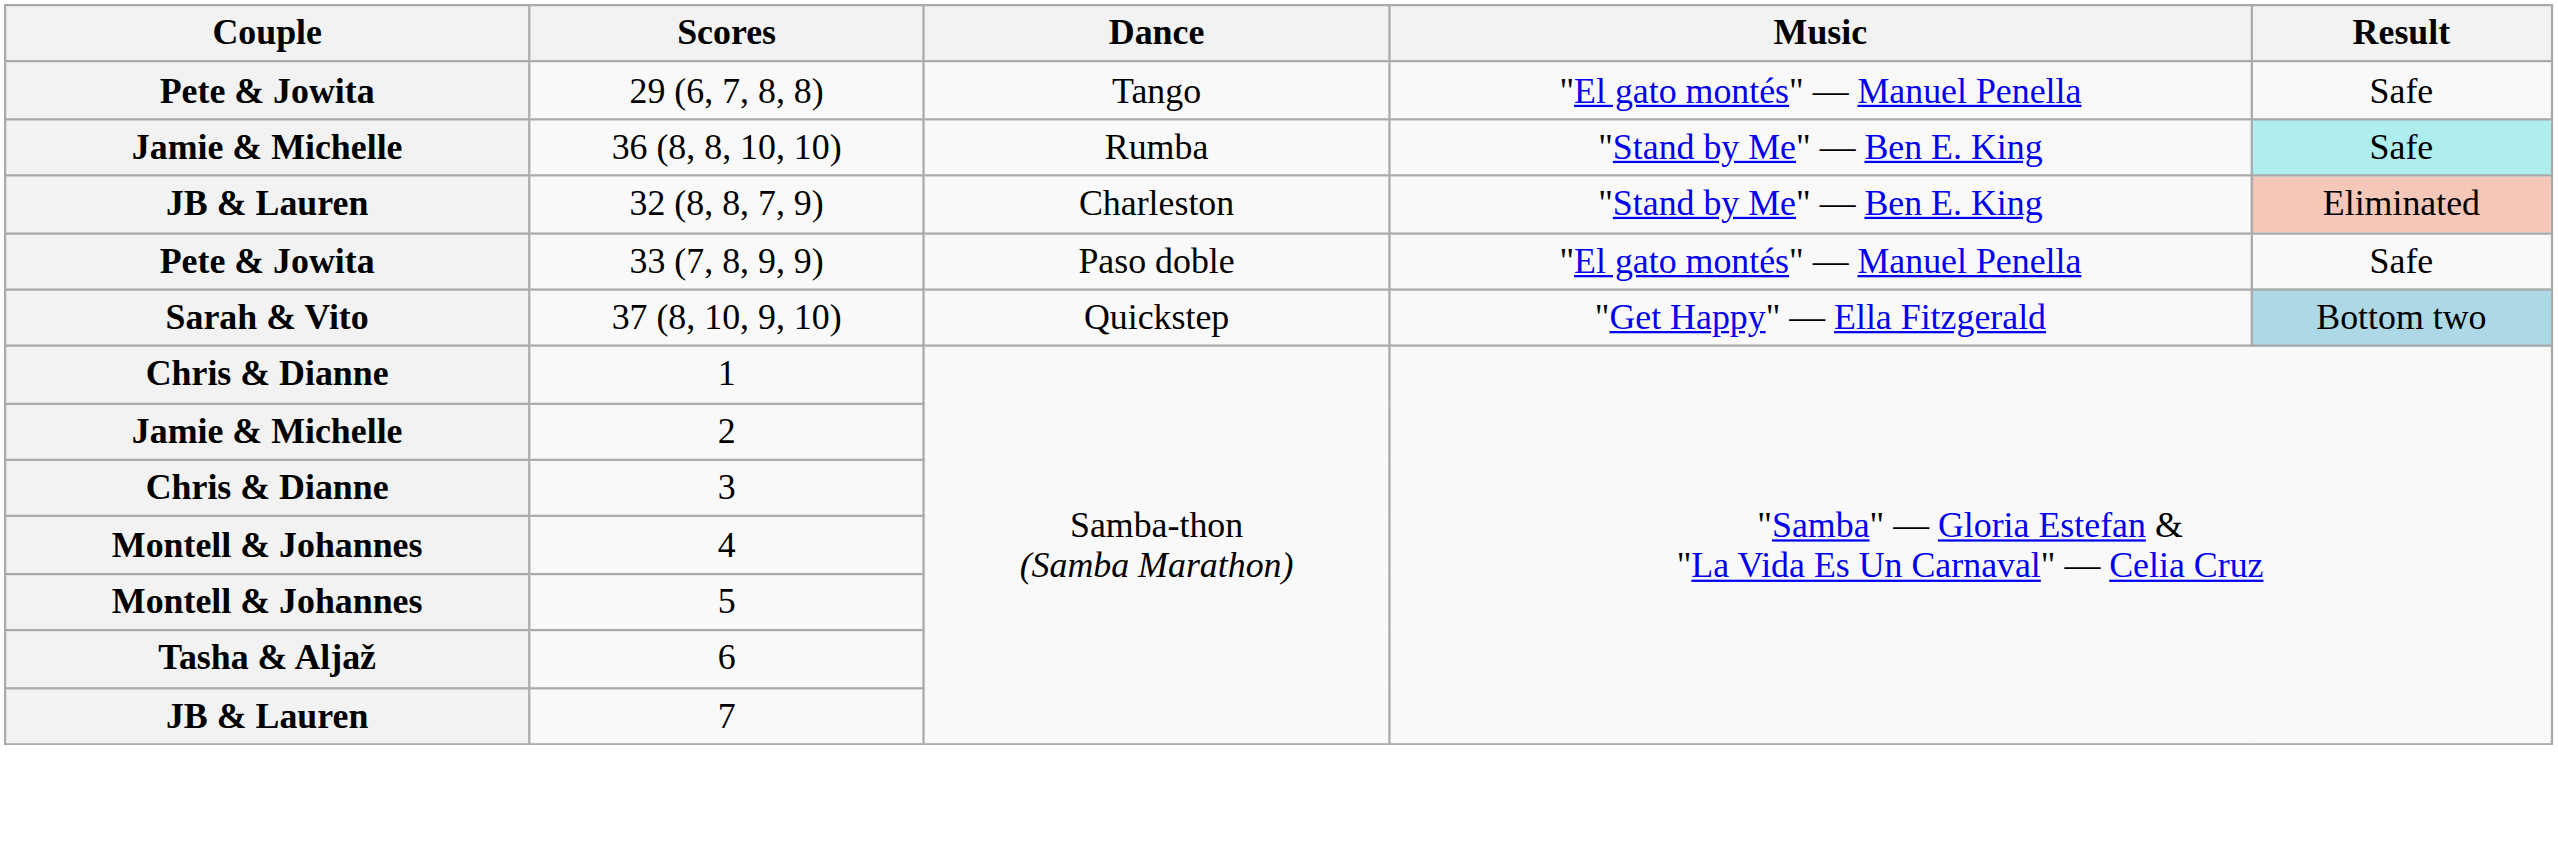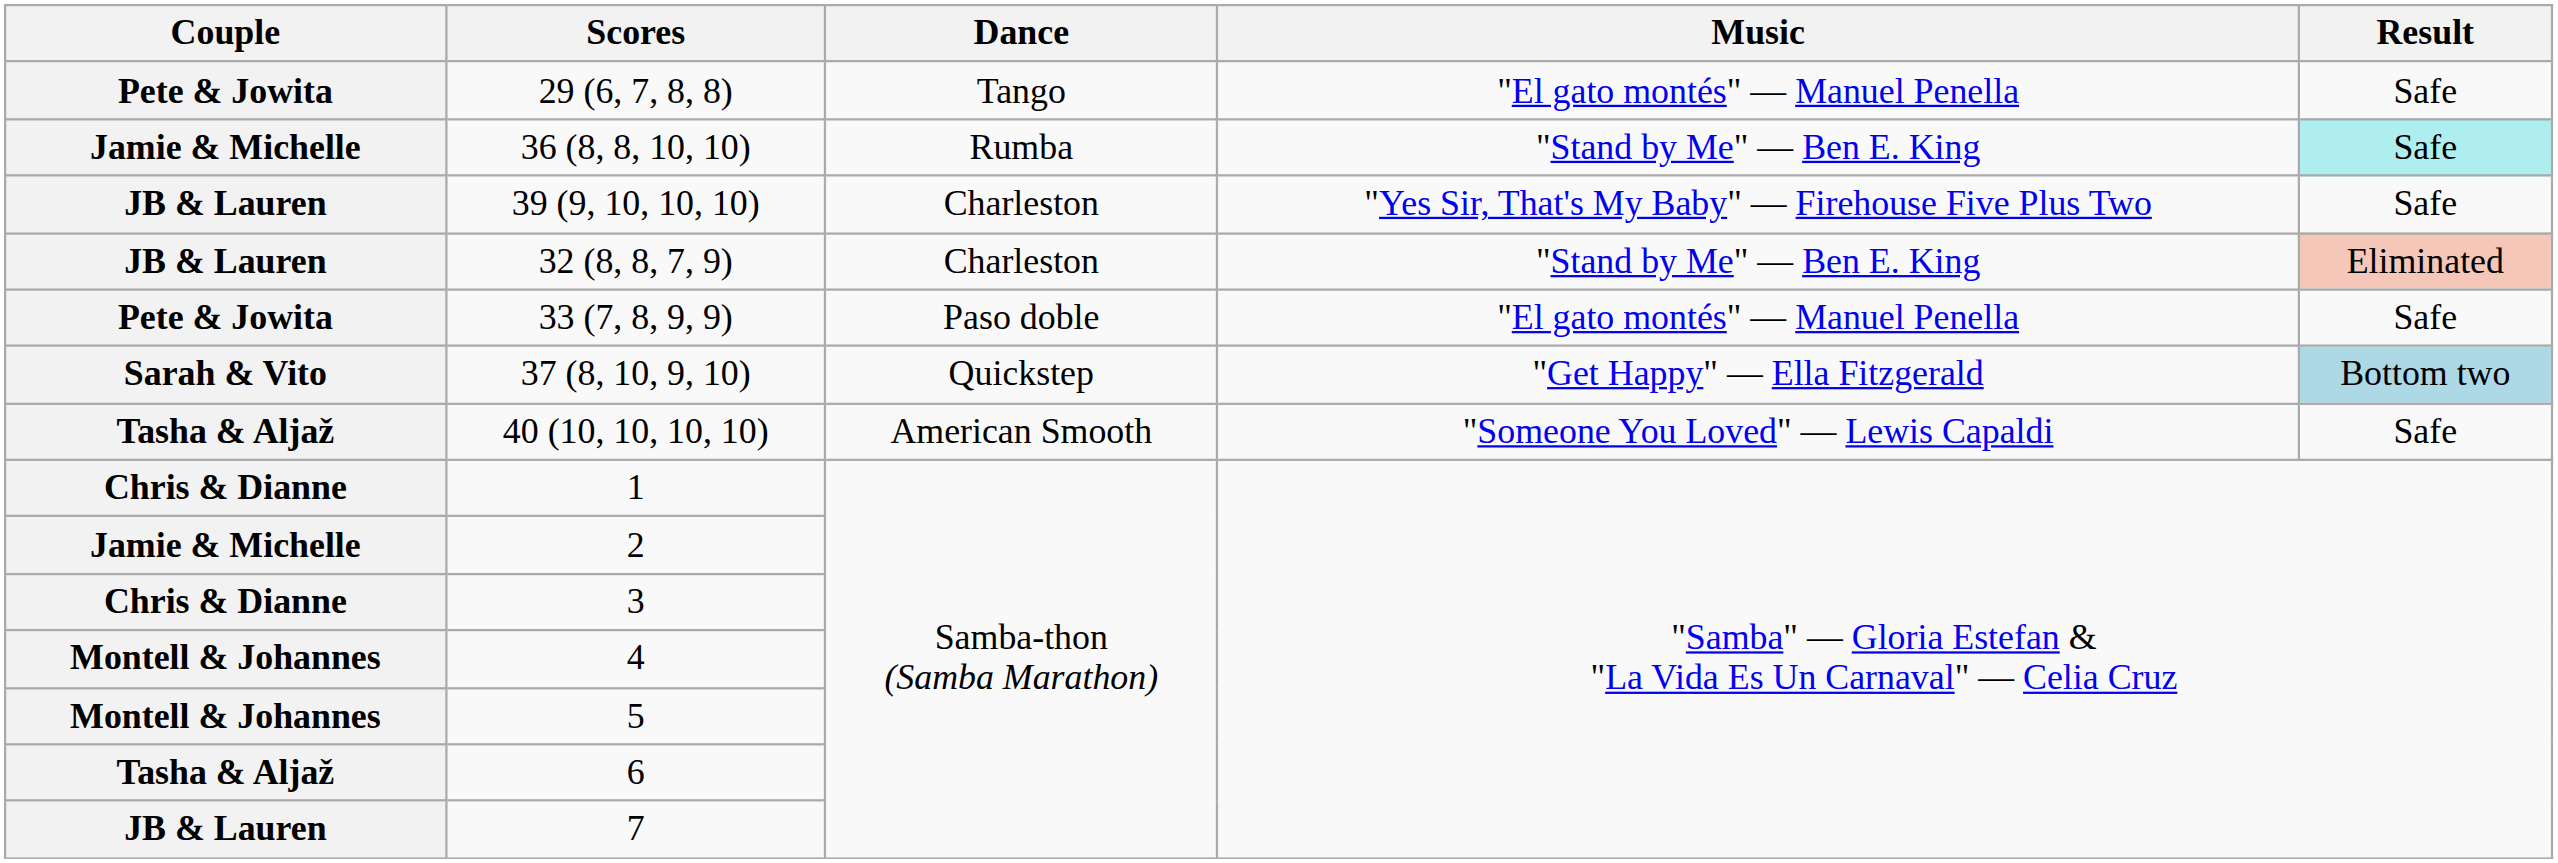+ row: (636, 203)
+ row: (636, 430)
